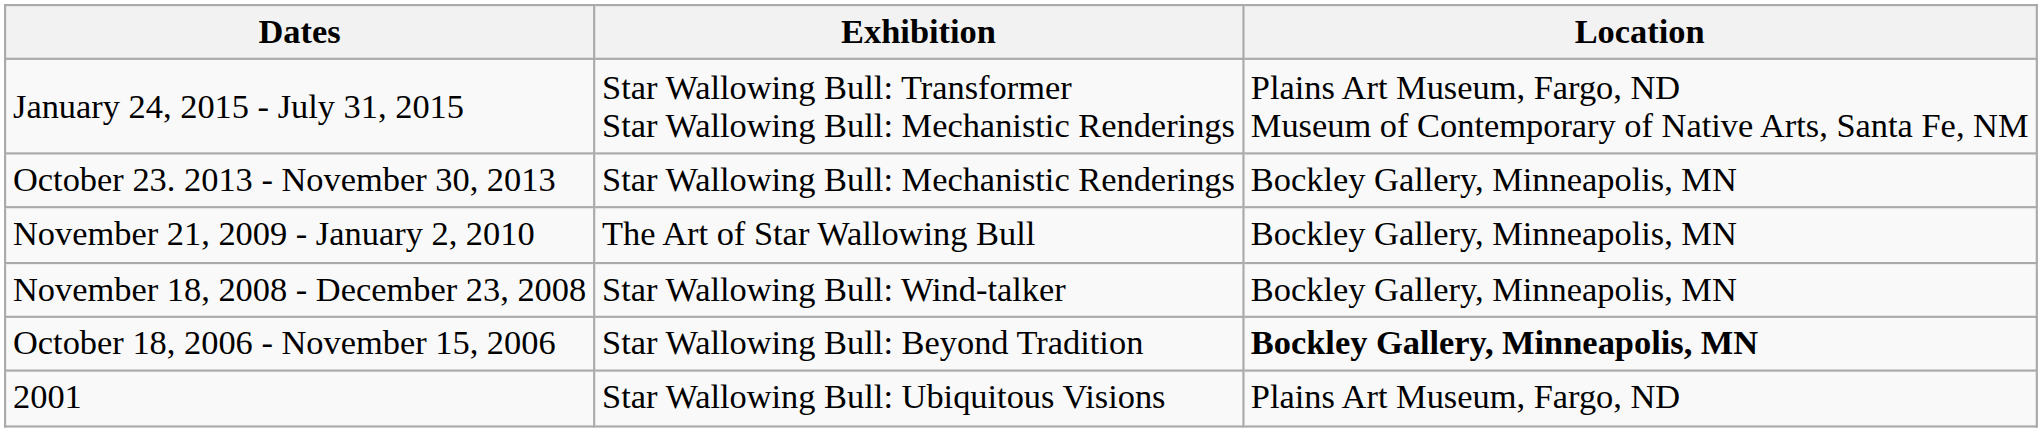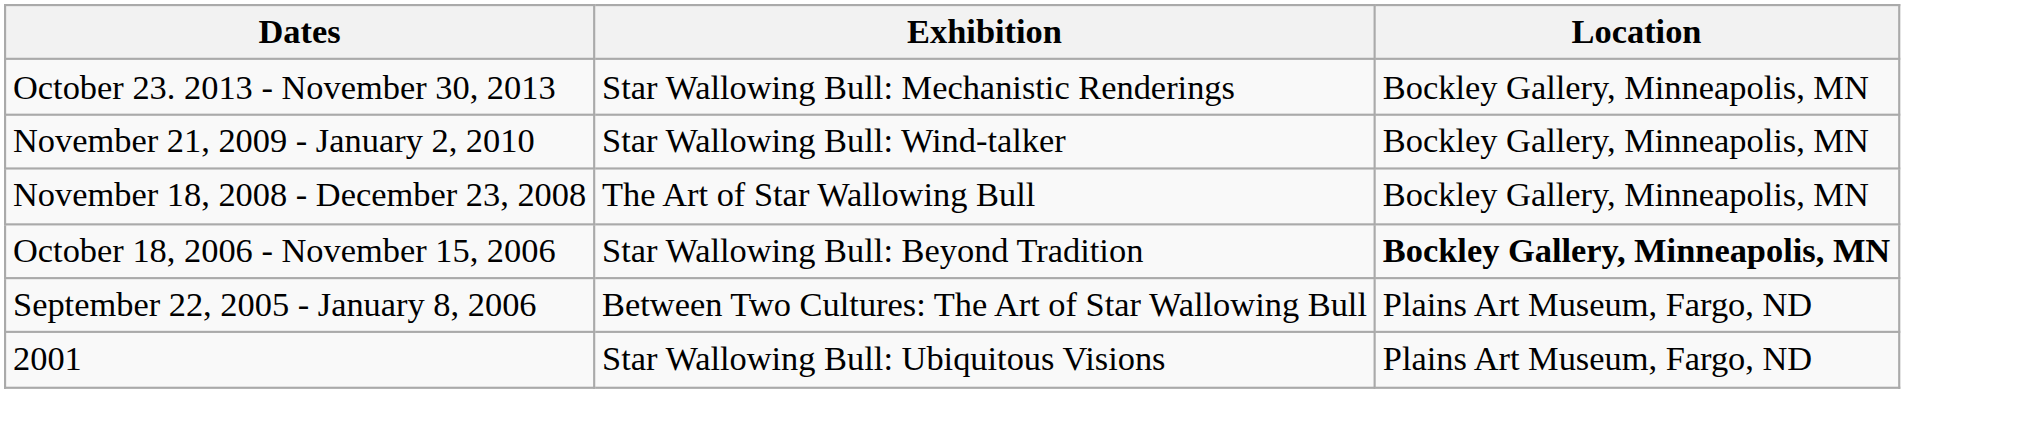- row: (239, 105)
(819, 234) The Art of Star Wallowing Bull -> (834, 140) Star Wallowing Bull: Wind-talker
(834, 288) Star Wallowing Bull: Wind-talker -> (819, 195) The Art of Star Wallowing Bull
+ row: (275, 304)
